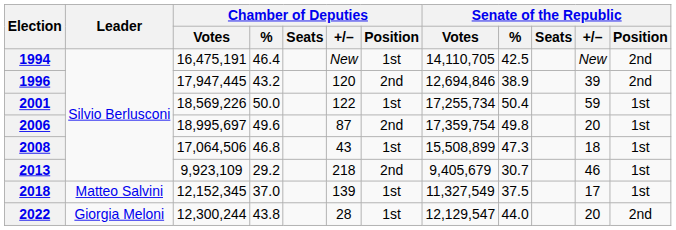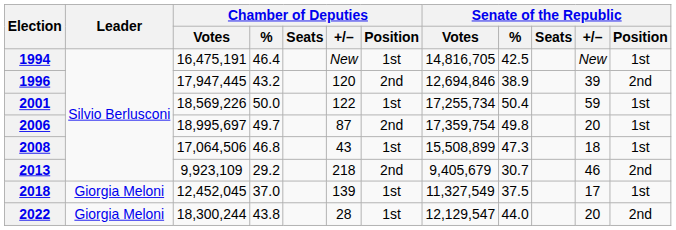(460, 59) 14,110,705 -> (460, 59) 14,816,705
(640, 59) 2nd -> (640, 59) 1st
(266, 125) 49.6 -> (266, 125) 49.7
(640, 170) 1st -> (640, 170) 2nd
(119, 192) Matteo Salvini -> (119, 192) Giorgia Meloni
(212, 192) 12,152,345 -> (212, 192) 12,452,045
(212, 214) 12,300,244 -> (212, 214) 18,300,244
